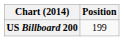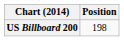(99, 28) 199 -> (99, 28) 198
